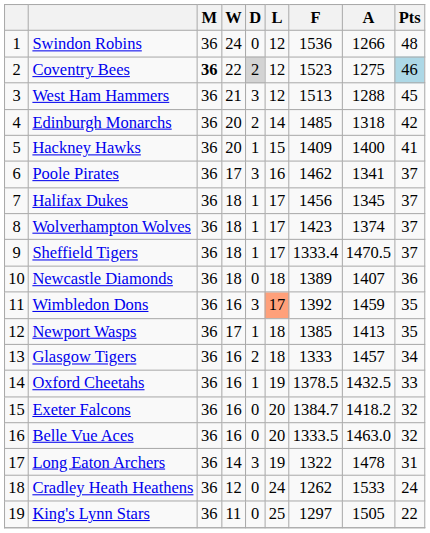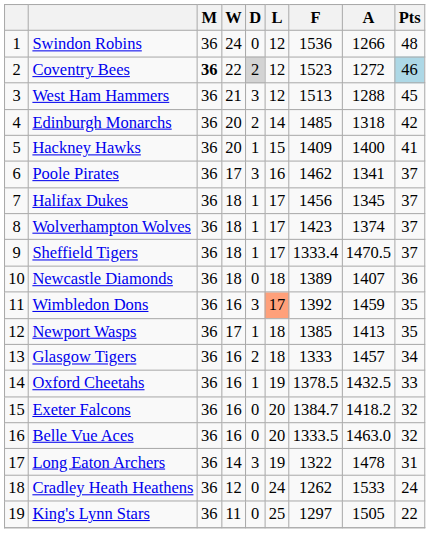(368, 69) 1275 -> (368, 69) 1272
